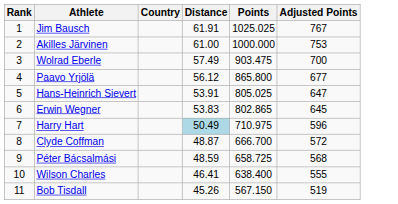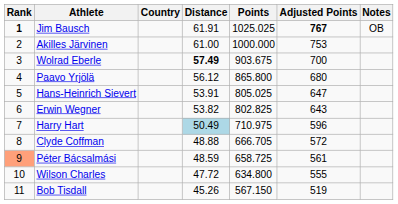+ column: (376, 12)
(19, 28) normal -> (19, 28) bold
(319, 28) normal -> (319, 28) bold
(206, 61) normal -> (206, 61) bold
(253, 61) 903.475 -> (253, 61) 903.675
(319, 77) 677 -> (319, 77) 680
(206, 110) 53.83 -> (206, 110) 53.82
(253, 110) 802.865 -> (253, 110) 802.825
(319, 110) 645 -> (319, 110) 643
(206, 142) 48.87 -> (206, 142) 48.88
(253, 142) 666.700 -> (253, 142) 666.705
(19, 158) no background -> (19, 158) lightsalmon background
(319, 158) 568 -> (319, 158) 561
(206, 175) 46.41 -> (206, 175) 47.72
(253, 175) 638.400 -> (253, 175) 634.800
